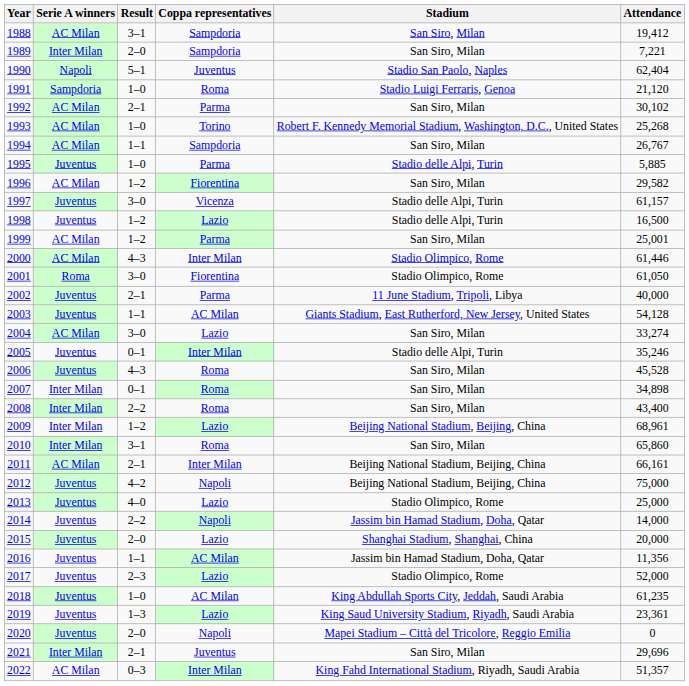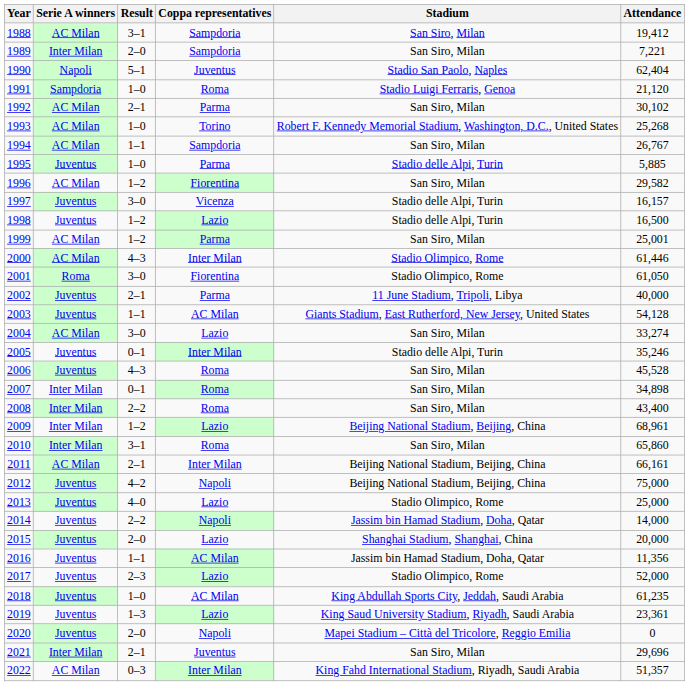(652, 201) 61,157 -> (652, 201) 16,157
